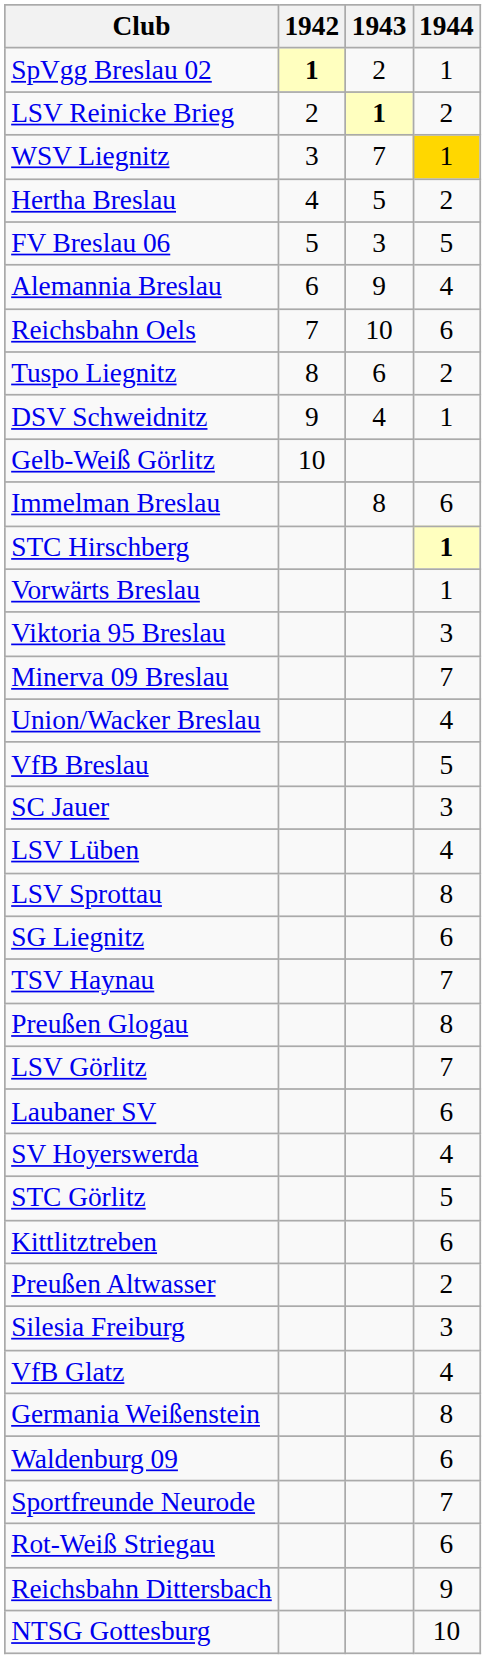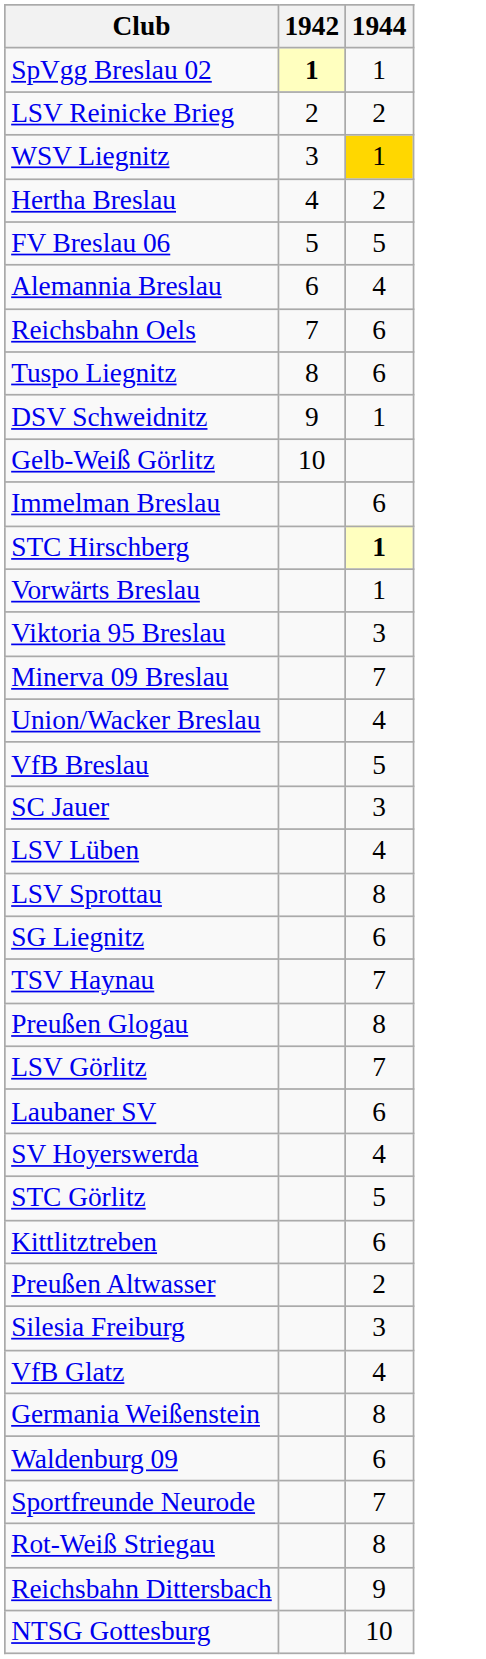- column: (379, 26)
(446, 373) 2 -> (379, 373) 6
(446, 1544) 6 -> (379, 1544) 8
